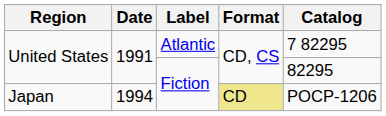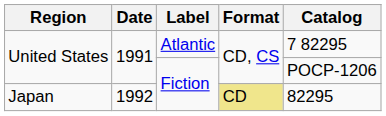(310, 70) 82295 -> (332, 70) POCP-1206
(134, 96) 1994 -> (134, 96) 1992
(332, 96) POCP-1206 -> (310, 96) 82295
